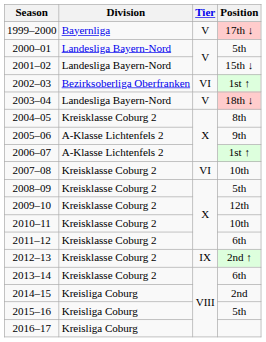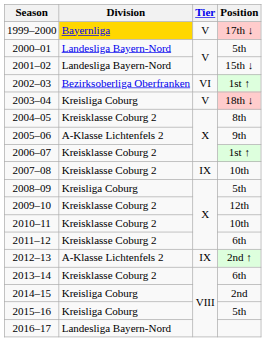(86, 30) no background -> (86, 30) gold background
(116, 100) Landesliga Bayern-Nord -> (100, 100) Kreisliga Coburg
(113, 153) A-Klasse Lichtenfels 2 -> (109, 153) Kreisklasse Coburg 2
(205, 170) VI -> (205, 170) IX
(109, 188) Kreisklasse Coburg 2 -> (100, 188) Kreisliga Coburg
(109, 258) Kreisklasse Coburg 2 -> (113, 258) A-Klasse Lichtenfels 2
(100, 328) Kreisliga Coburg -> (116, 328) Landesliga Bayern-Nord
